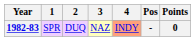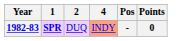- column: (100, 12)
(52, 28) normal -> (52, 28) bold
